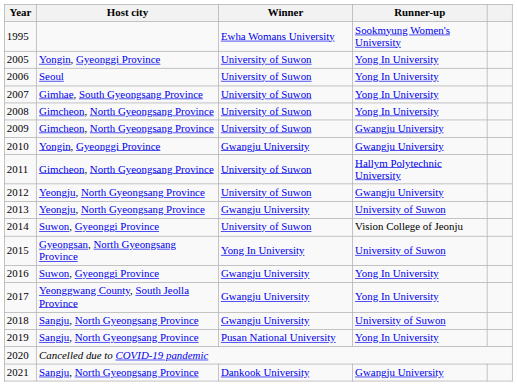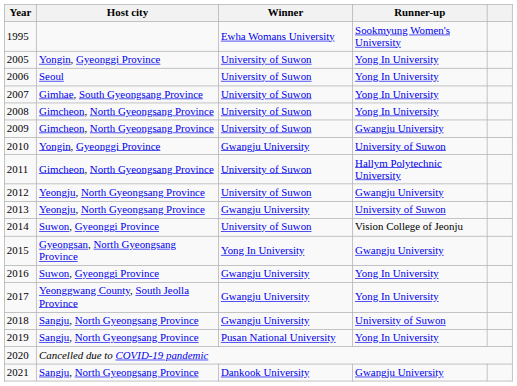(399, 146) Gwangju University -> (400, 146) University of Suwon
(400, 250) University of Suwon -> (399, 250) Gwangju University
